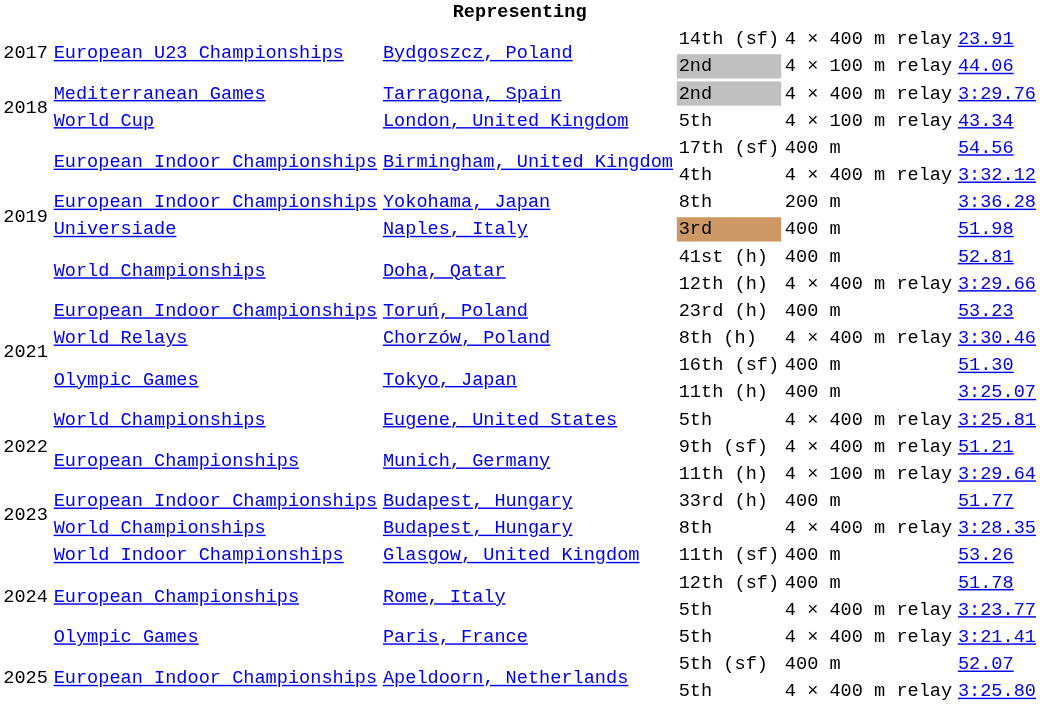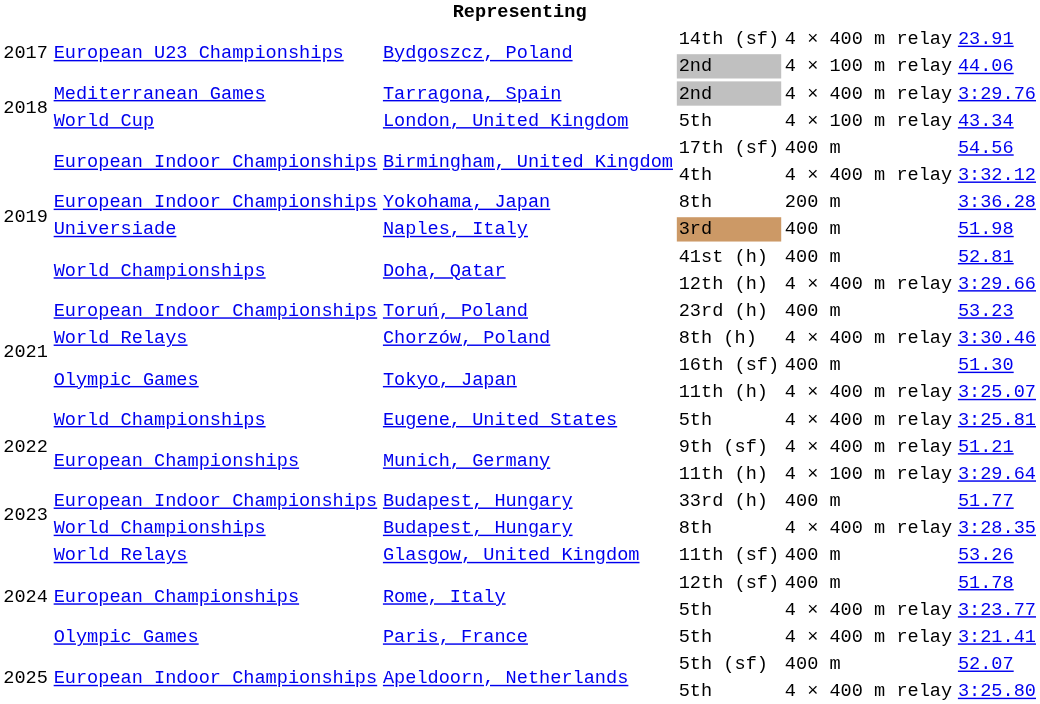(813, 392) 400 m -> (869, 392) 4 × 400 m relay
(199, 555) World Indoor Championships -> (121, 555) World Relays
